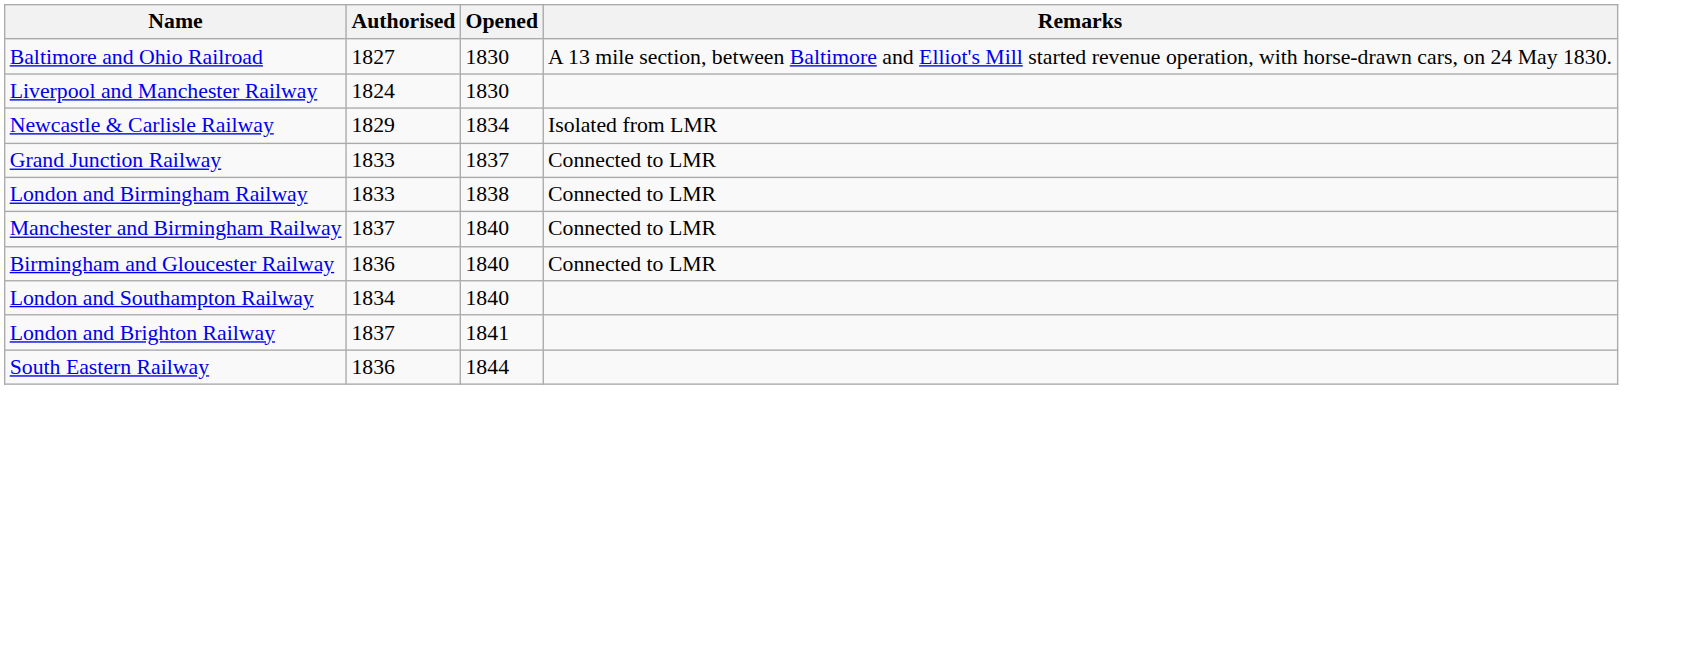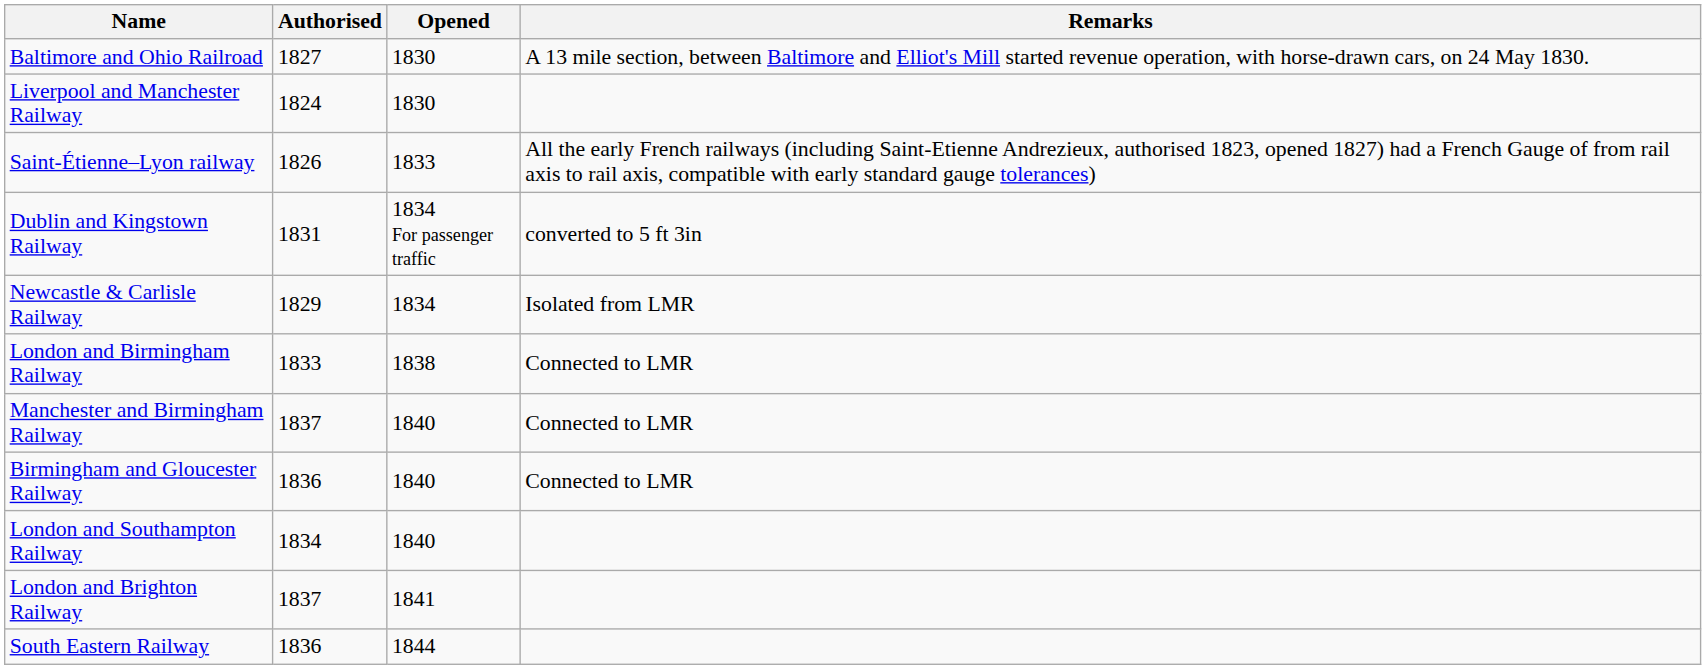+ row: (132, 162)
+ row: (109, 233)
- row: (115, 159)
